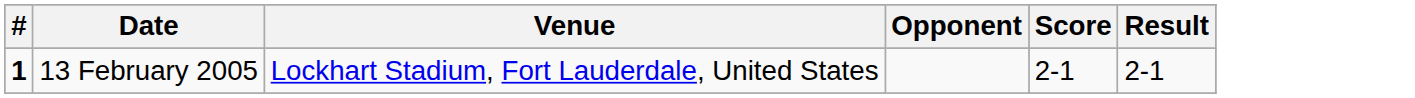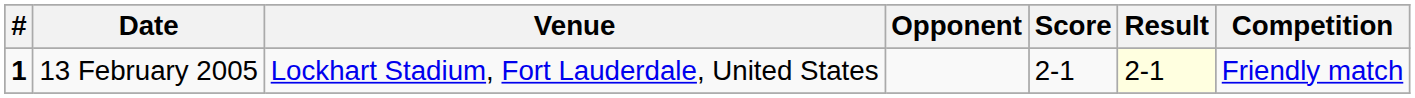+ column: (1313, 26)
(1144, 70) no background -> (1144, 70) lightyellow background
